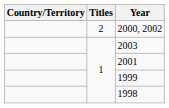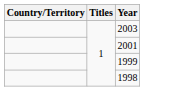- row: (140, 28)
